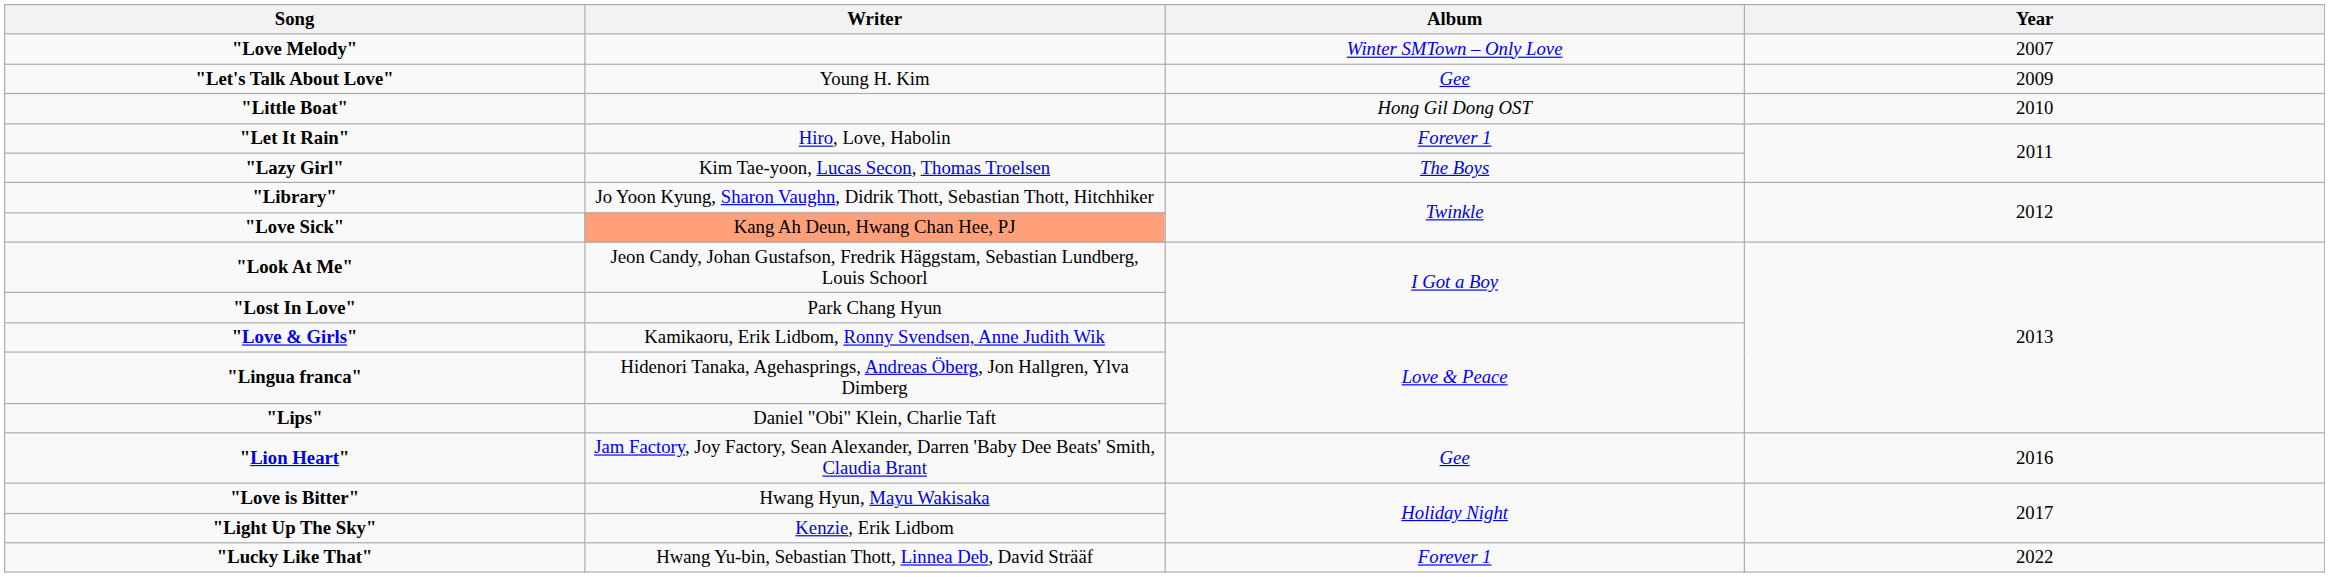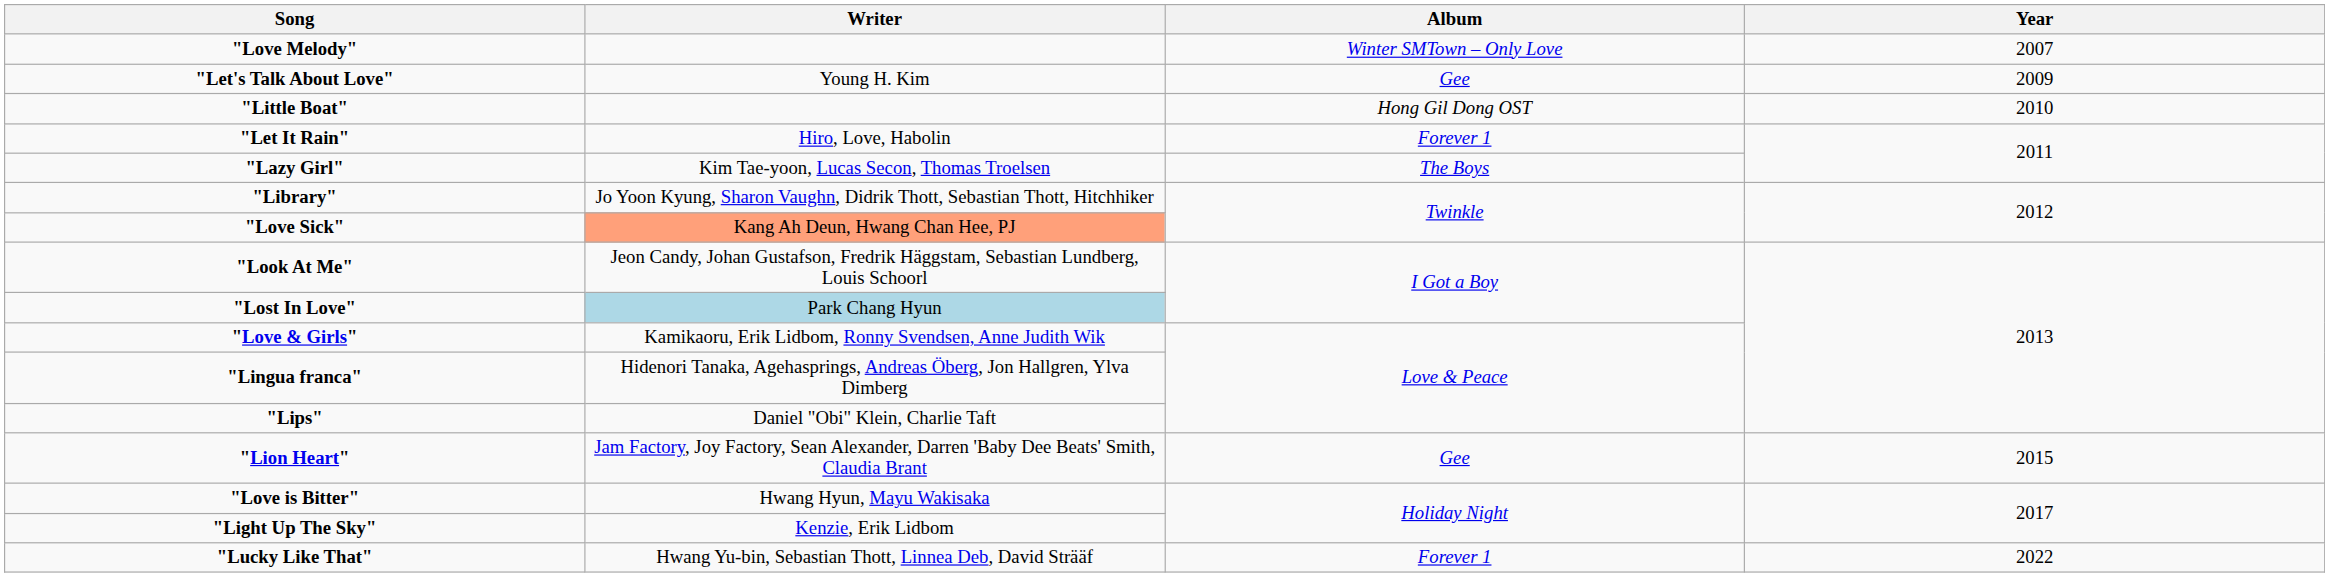(875, 307) no background -> (875, 307) lightblue background
(2035, 457) 2016 -> (2035, 457) 2015
